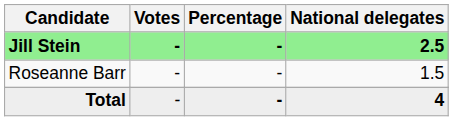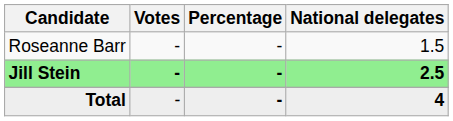rows swapped: (44, 45) <-> (67, 73)
